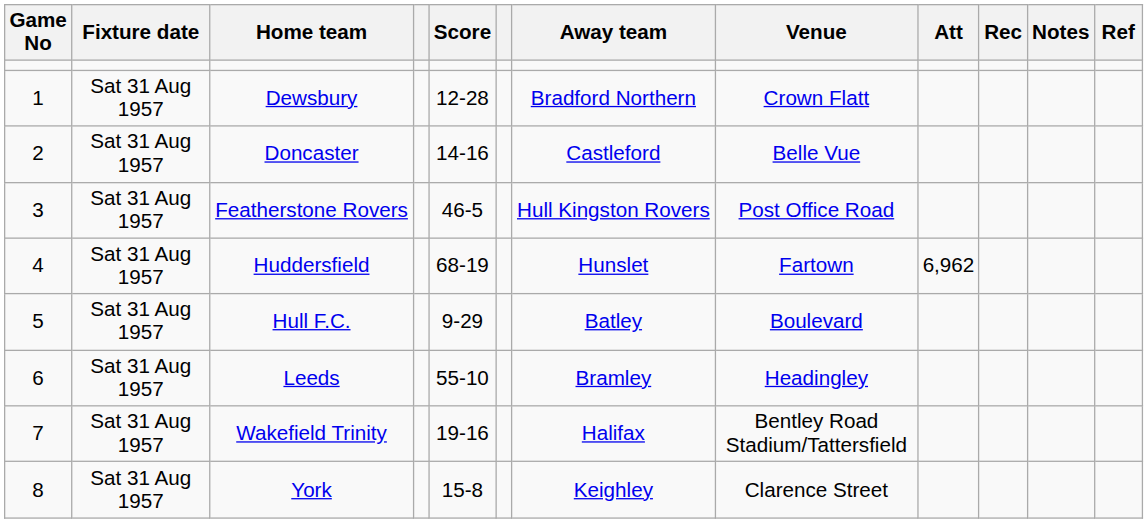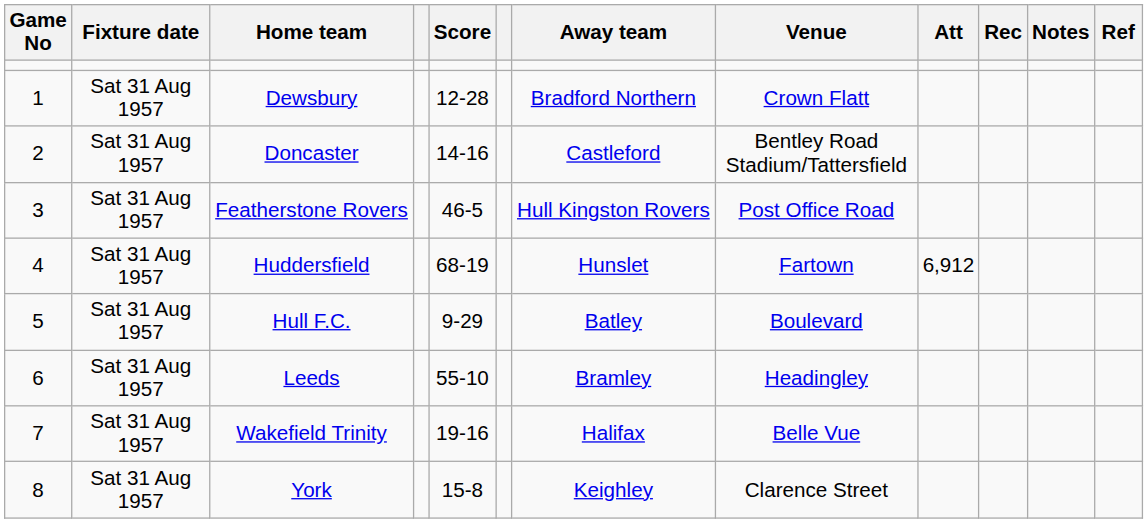(816, 153) Belle Vue -> (816, 153) Bentley Road Stadium/Tattersfield
(948, 265) 6,962 -> (948, 265) 6,912
(816, 433) Bentley Road Stadium/Tattersfield -> (816, 433) Belle Vue
